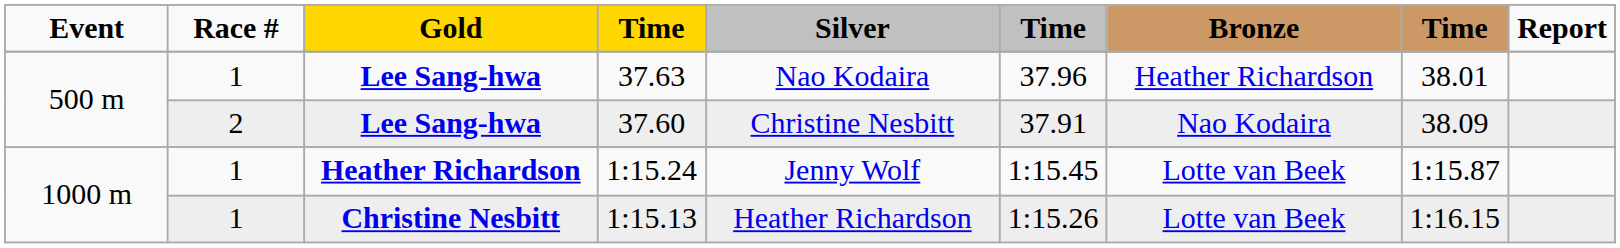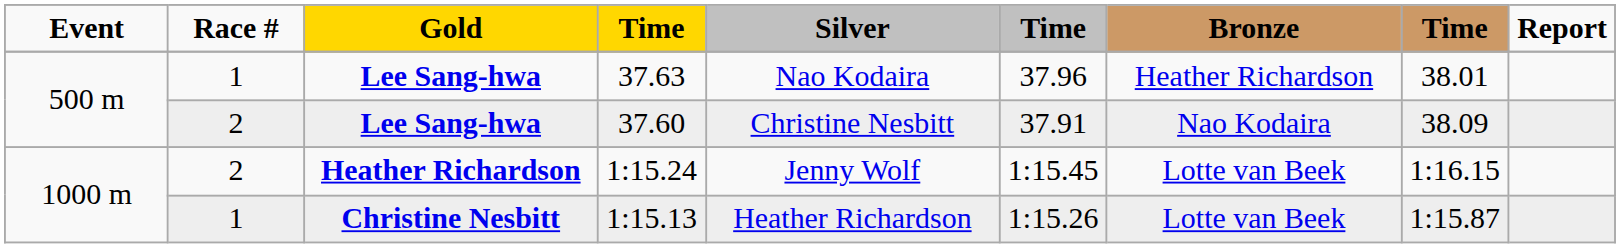(236, 170) 1 -> (236, 170) 2
(1455, 170) 1:15.87 -> (1455, 170) 1:16.15
(1455, 218) 1:16.15 -> (1455, 218) 1:15.87
